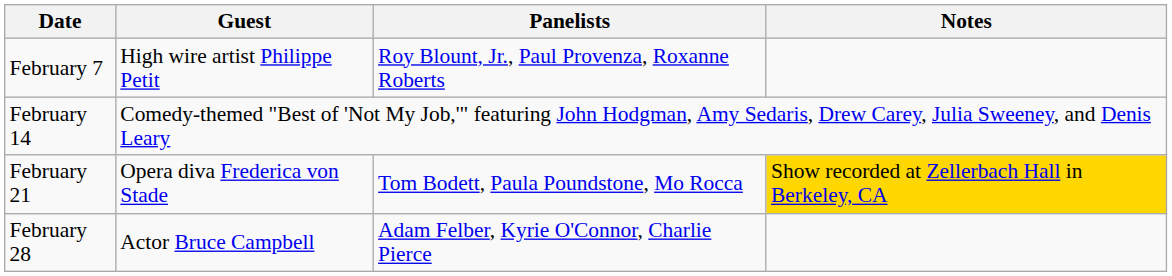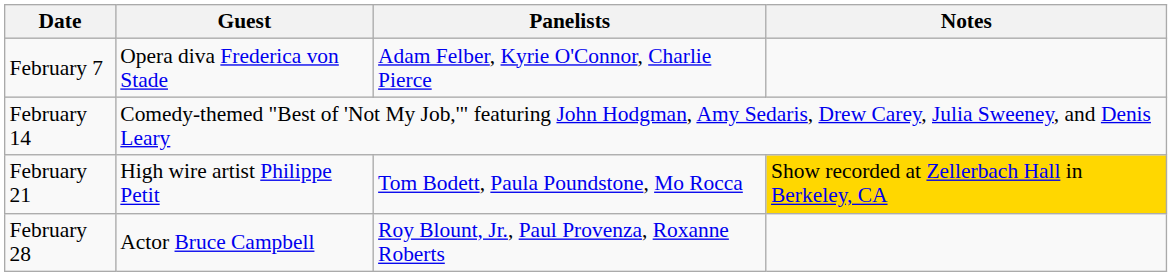(226, 67) High wire artist Philippe Petit -> (230, 67) Opera diva Frederica von Stade
(553, 67) Roy Blount, Jr., Paul Provenza, Roxanne Roberts -> (545, 67) Adam Felber, Kyrie O'Connor, Charlie Pierce
(230, 183) Opera diva Frederica von Stade -> (226, 183) High wire artist Philippe Petit
(545, 241) Adam Felber, Kyrie O'Connor, Charlie Pierce -> (553, 241) Roy Blount, Jr., Paul Provenza, Roxanne Roberts
